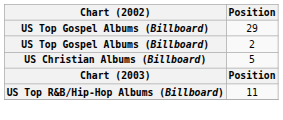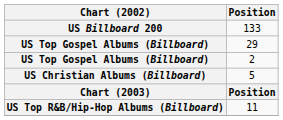+ row: (252, 28)
